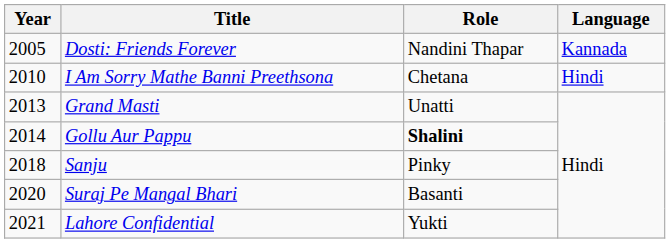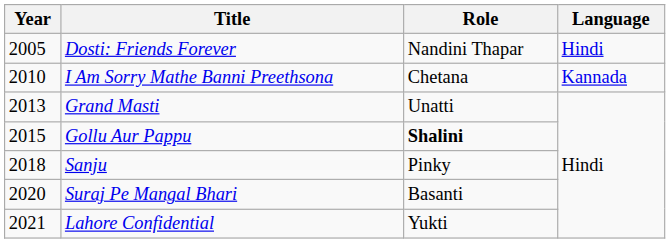(594, 48) Kannada -> (583, 48) Hindi
(583, 77) Hindi -> (594, 77) Kannada
(27, 135) 2014 -> (27, 135) 2015
